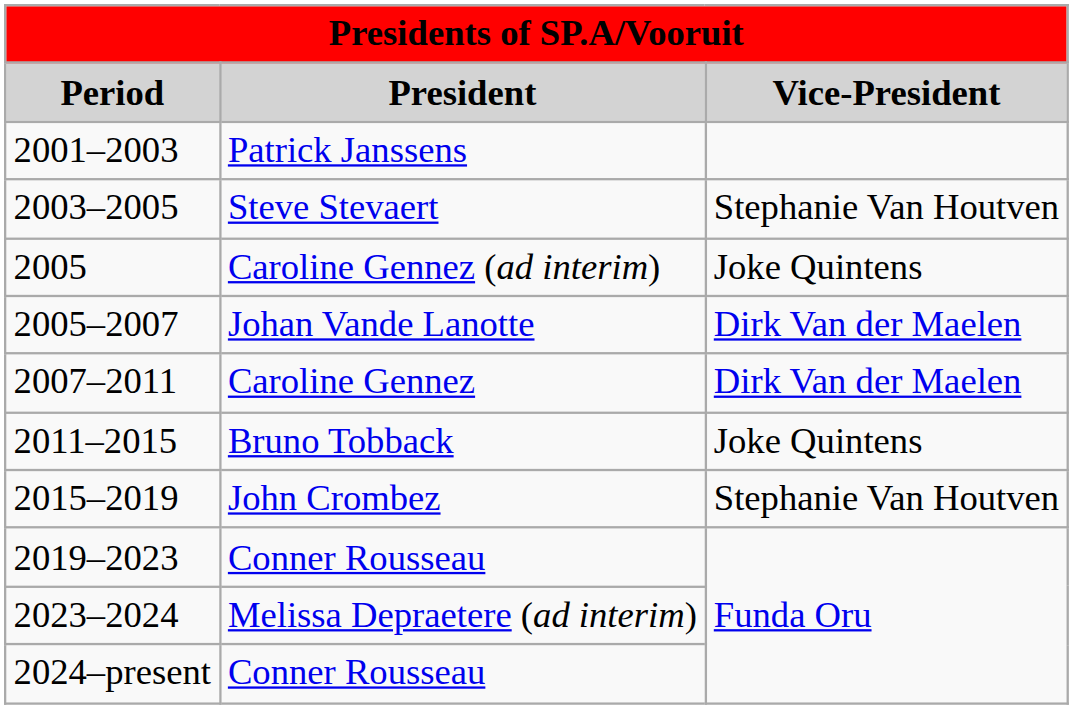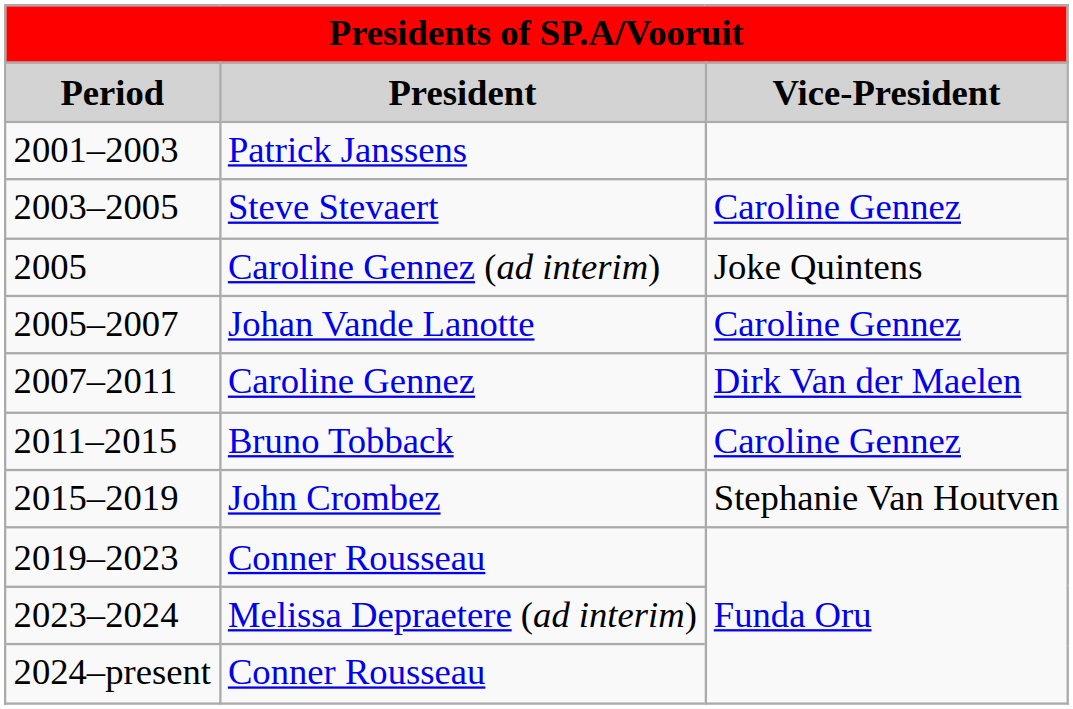(886, 207) Stephanie Van Houtven -> (837, 207) Caroline Gennez
(868, 324) Dirk Van der Maelen -> (837, 324) Caroline Gennez
(818, 440) Joke Quintens -> (837, 440) Caroline Gennez
